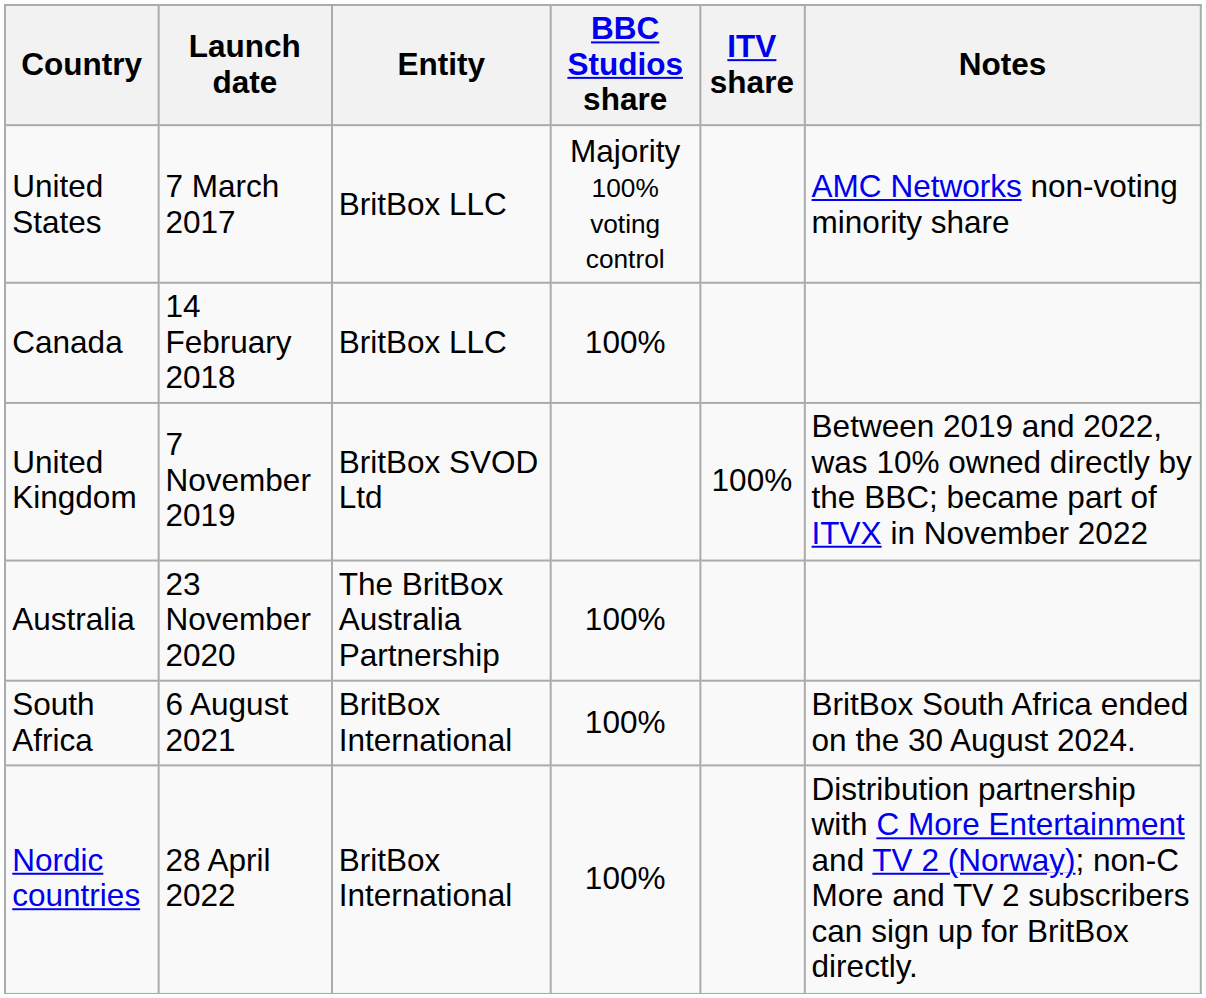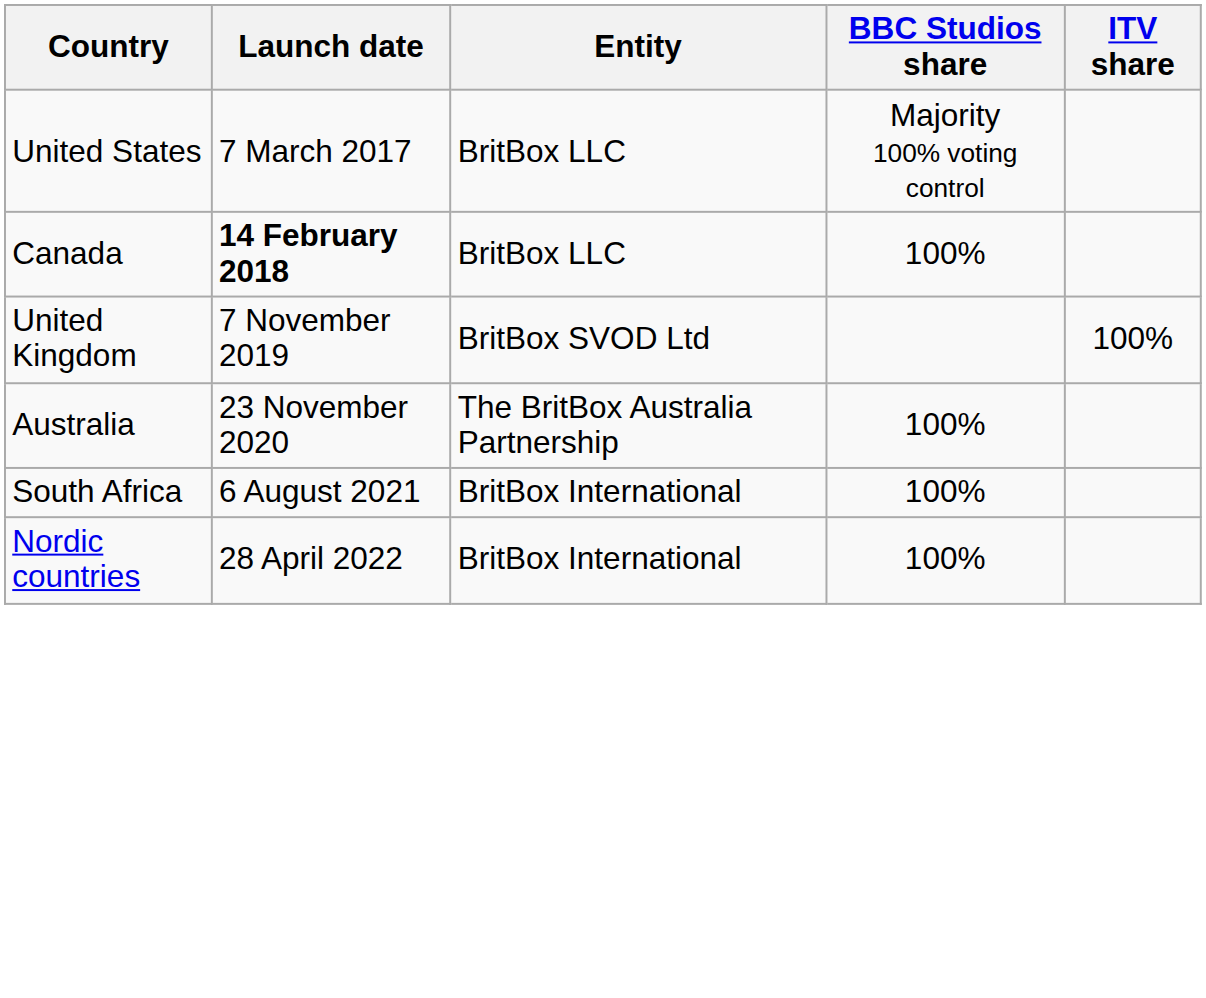- column: (1003, 64)
(229, 342) normal -> (308, 253) bold
